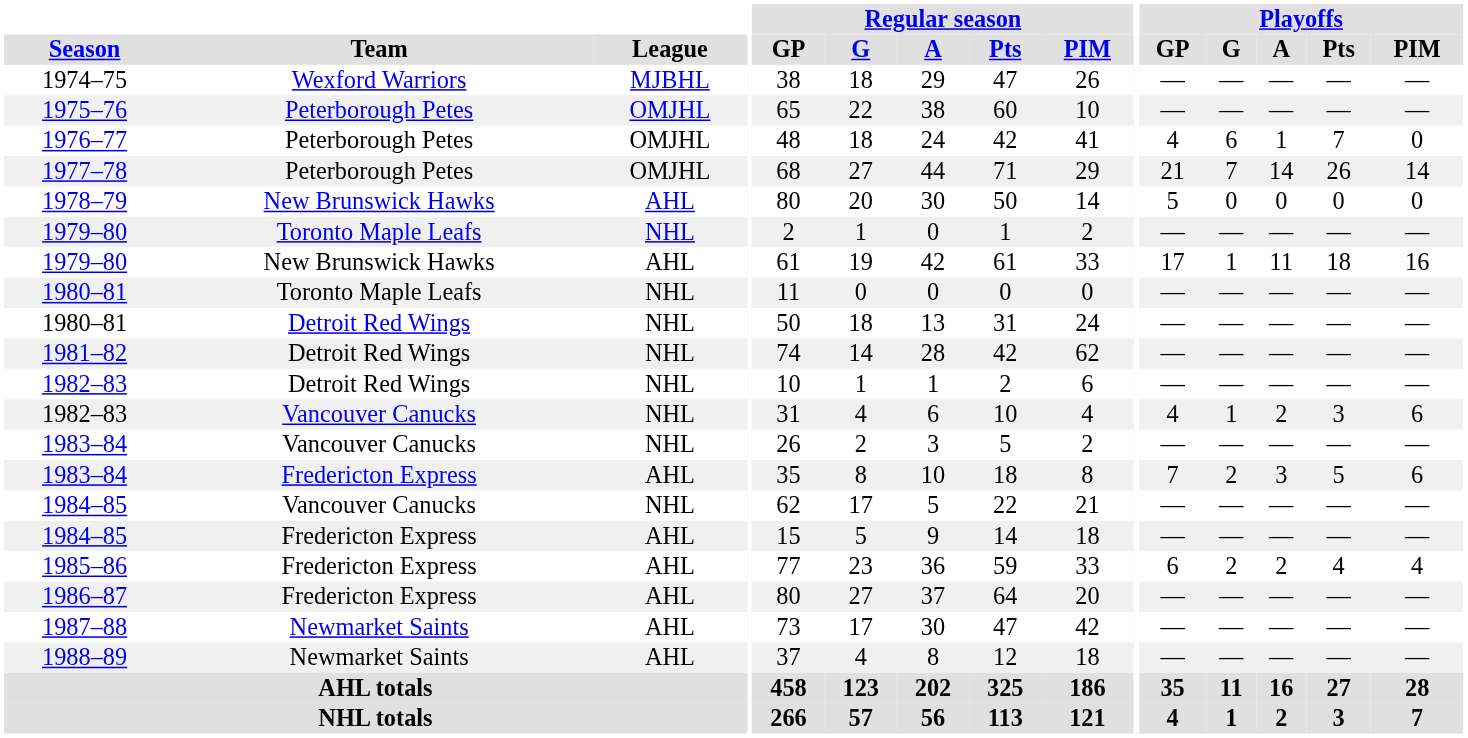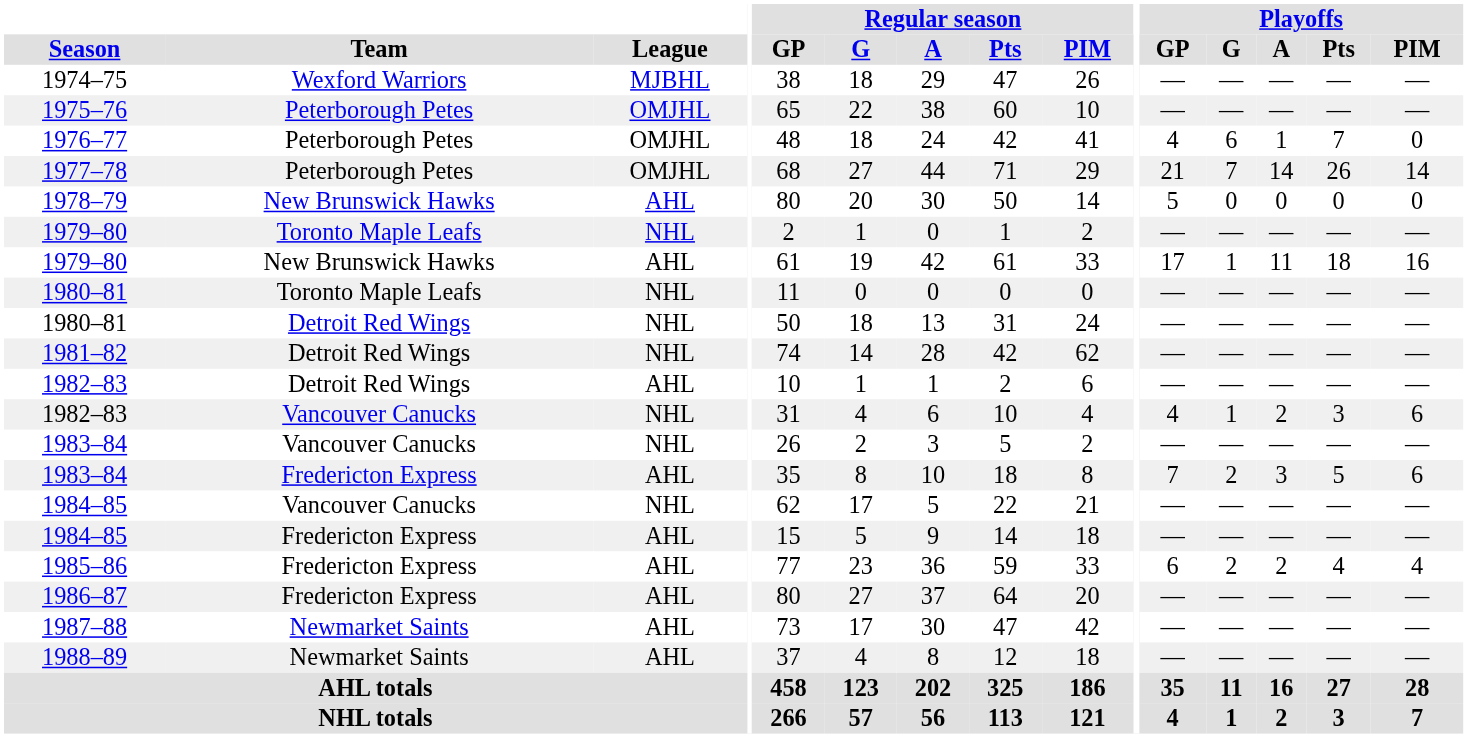(670, 383) NHL -> (670, 383) AHL
